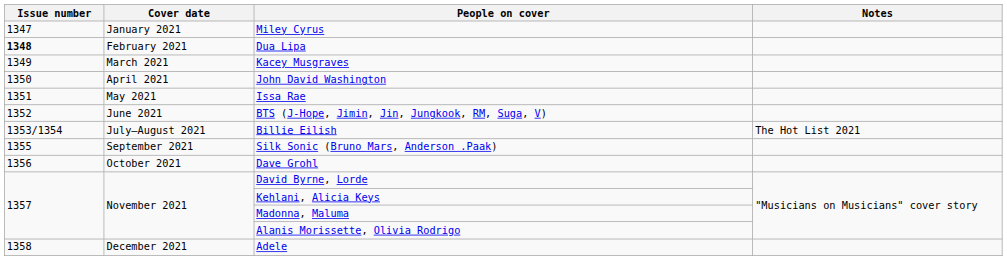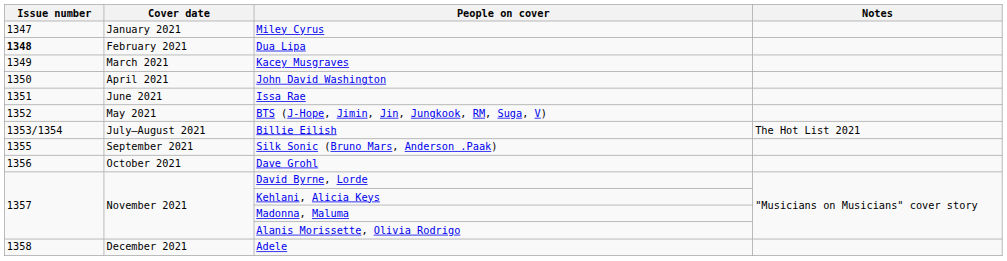(131, 96) May 2021 -> (134, 96) June 2021
(134, 113) June 2021 -> (131, 113) May 2021
